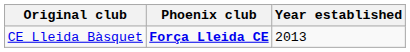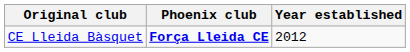(291, 37) 2013 -> (291, 37) 2012
